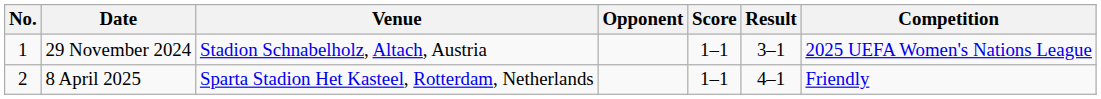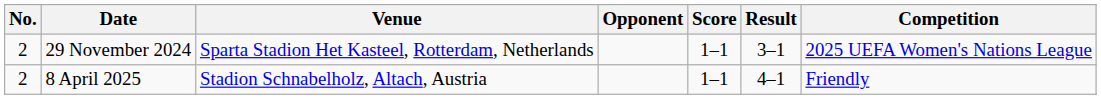(23, 49) 1 -> (23, 49) 2
(343, 49) Stadion Schnabelholz, Altach, Austria -> (397, 49) Sparta Stadion Het Kasteel, Rotterdam, Netherlands
(397, 79) Sparta Stadion Het Kasteel, Rotterdam, Netherlands -> (343, 79) Stadion Schnabelholz, Altach, Austria
